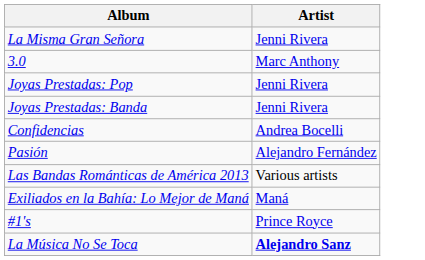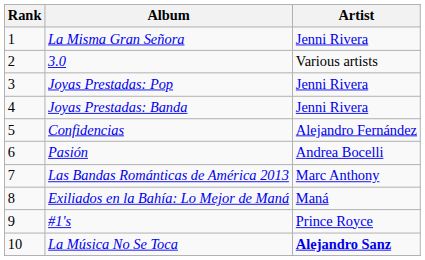+ column: (25, 15)
(297, 61) Marc Anthony -> (337, 61) Various artists
(299, 130) Andrea Bocelli -> (356, 130) Alejandro Fernández
(316, 152) Alejandro Fernández -> (340, 152) Andrea Bocelli
(297, 175) Various artists -> (338, 175) Marc Anthony
